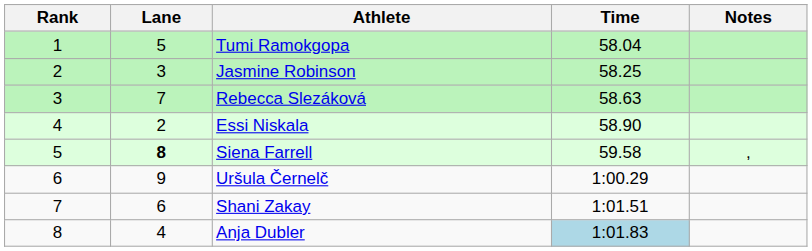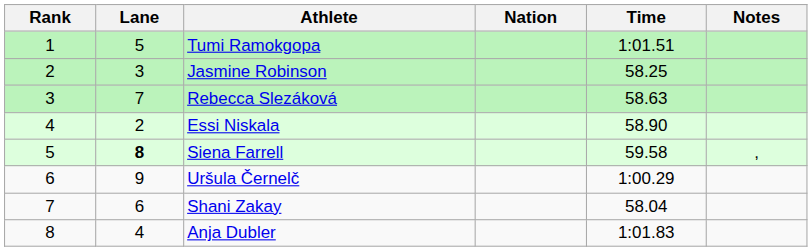+ column: (531, 17)
(620, 44) 58.04 -> (646, 44) 1:01.51
(620, 206) 1:01.51 -> (646, 206) 58.04
(620, 233) lightblue background -> (646, 233) no background
